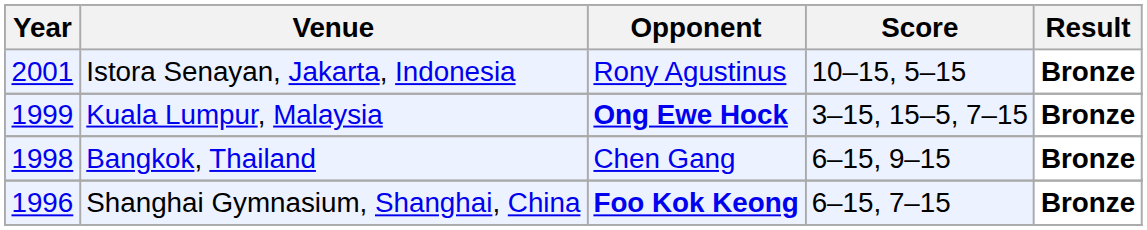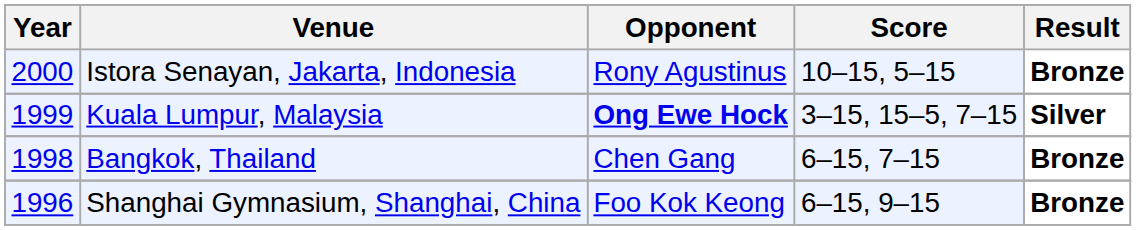(42, 71) 2001 -> (42, 71) 2000
(1088, 115) Bronze -> (1068, 115) Silver
(881, 159) 6–15, 9–15 -> (870, 159) 6–15, 7–15
(696, 203) bold -> (689, 203) normal
(881, 203) 6–15, 7–15 -> (870, 203) 6–15, 9–15
